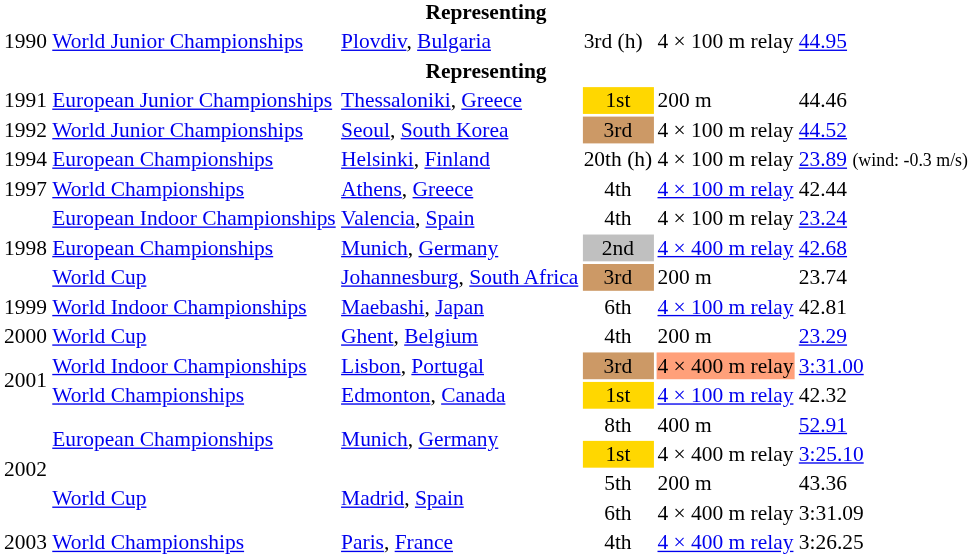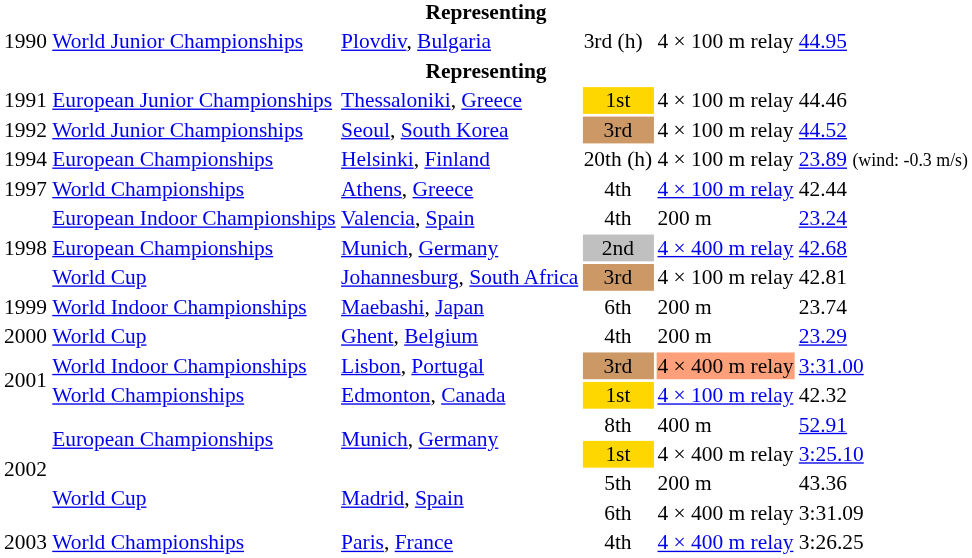(685, 100) 200 m -> (725, 100) 4 × 100 m relay
(725, 218) 4 × 100 m relay -> (685, 218) 200 m
(685, 277) 200 m -> (725, 277) 4 × 100 m relay
(823, 277) 23.74 -> (823, 277) 42.81
(725, 306) 4 × 100 m relay -> (685, 306) 200 m
(823, 306) 42.81 -> (823, 306) 23.74
